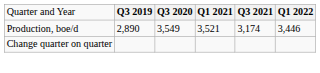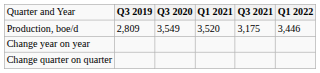(128, 28) 2,890 -> (128, 28) 2,809
(209, 28) 3,521 -> (209, 28) 3,520
(249, 28) 3,174 -> (249, 28) 3,175
+ row: (48, 44)
